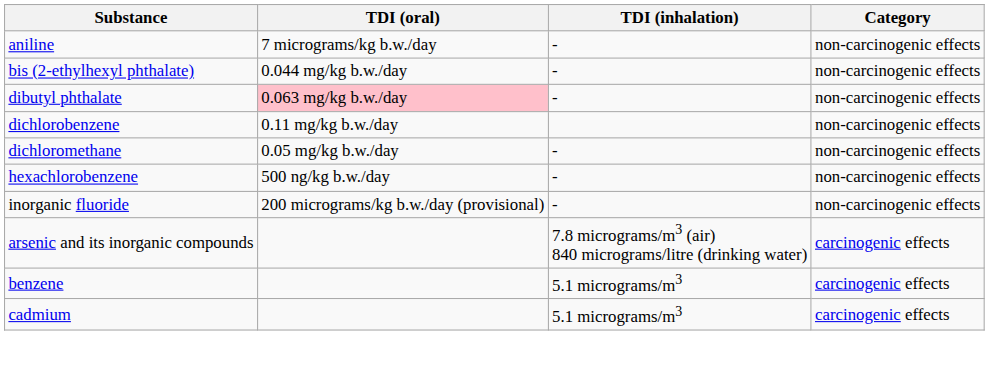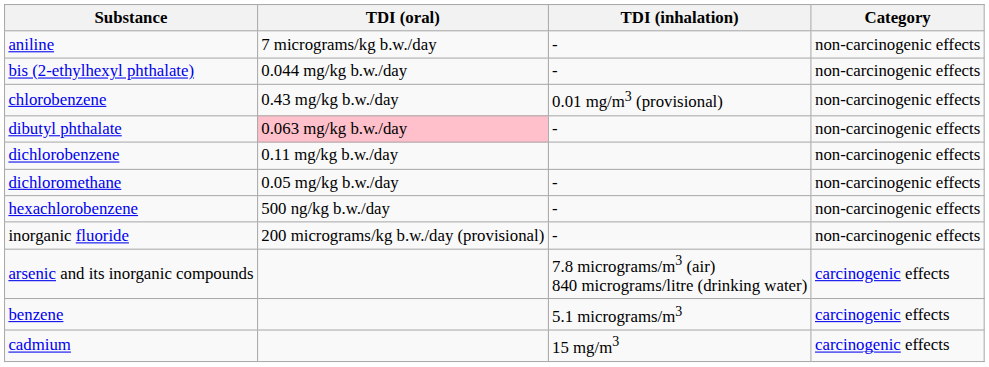+ row: (57, 100)
(617, 314) 5.1 micrograms/m3 -> (586, 345) 15 mg/m3
